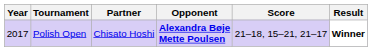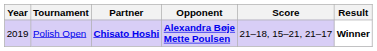(18, 33) 2017 -> (18, 33) 2019
(124, 33) normal -> (126, 33) bold
